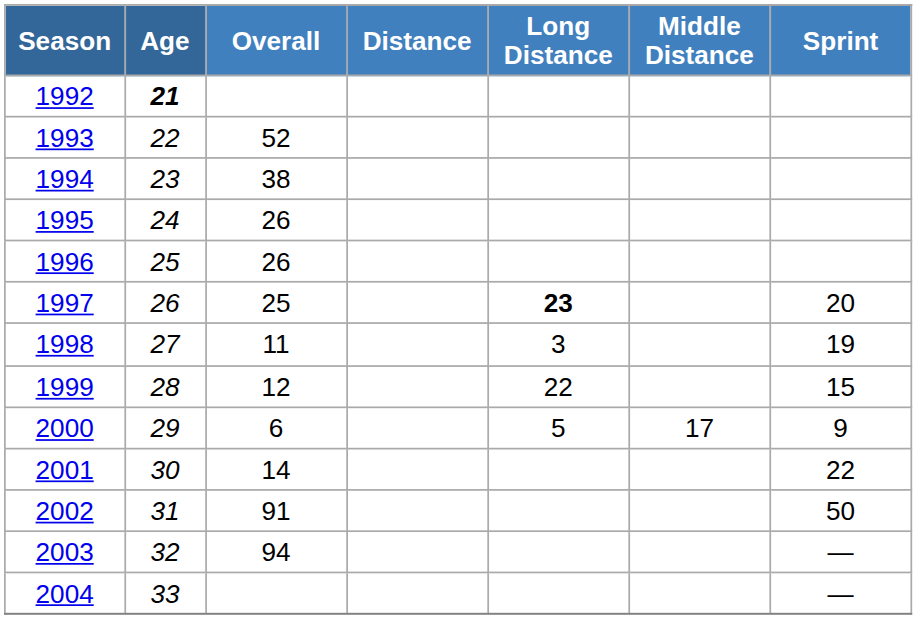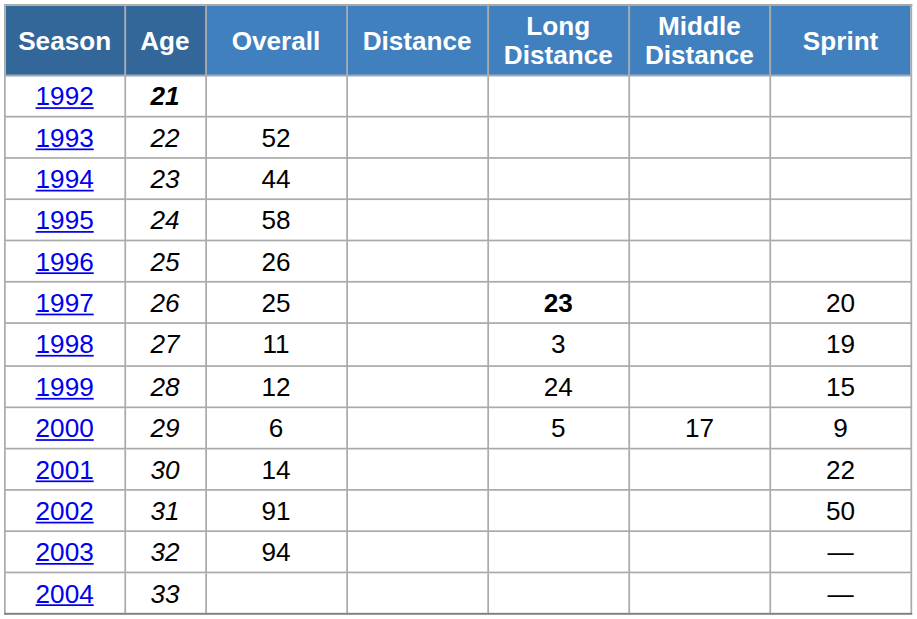(276, 179) 38 -> (276, 179) 44
(276, 221) 26 -> (276, 221) 58
(558, 386) 22 -> (558, 386) 24
